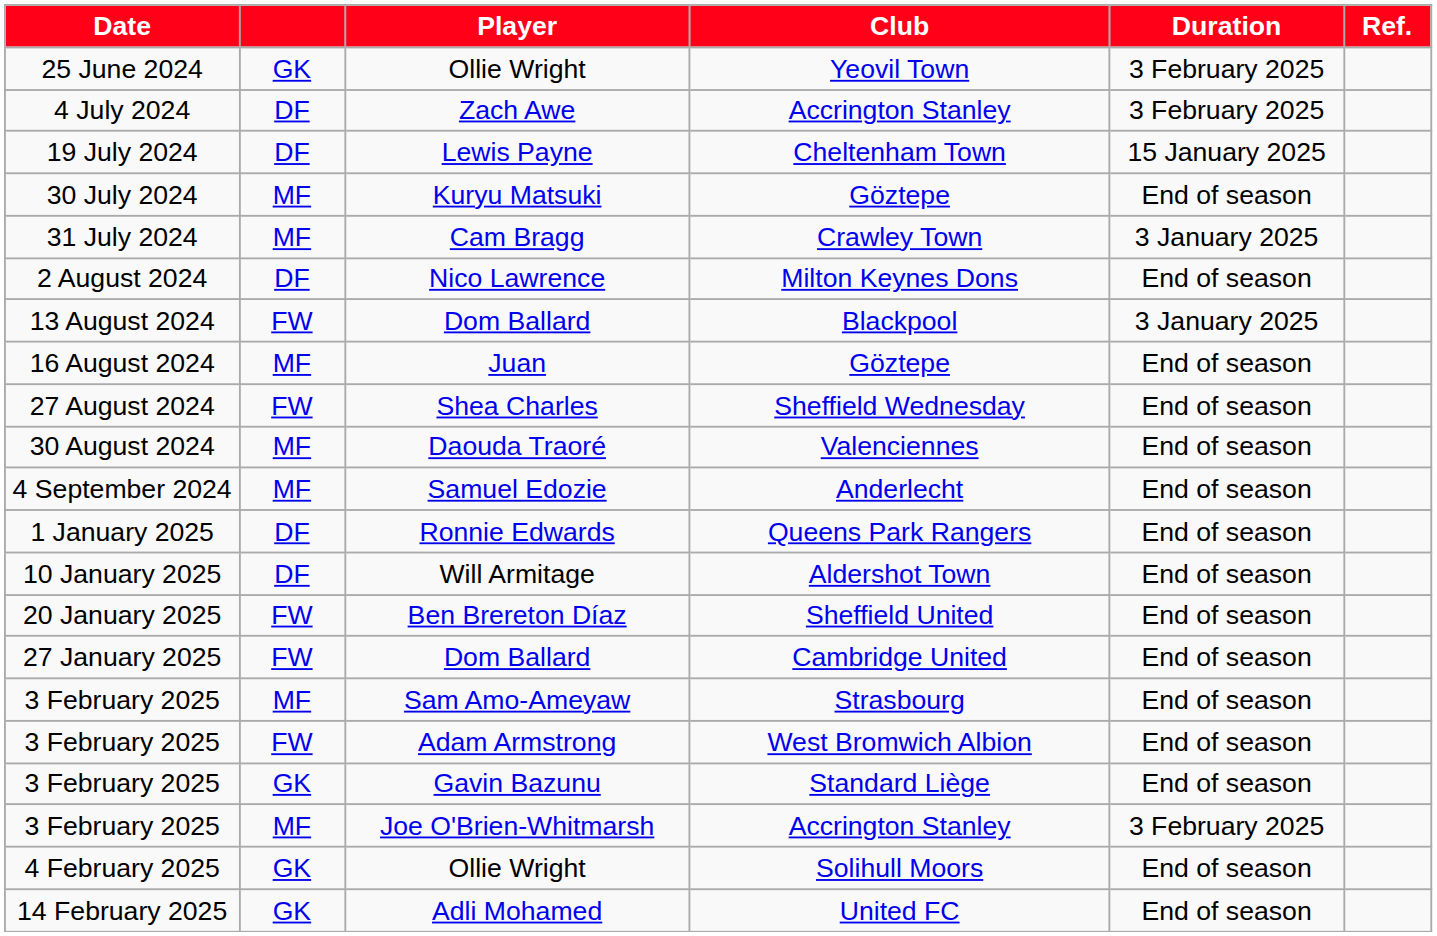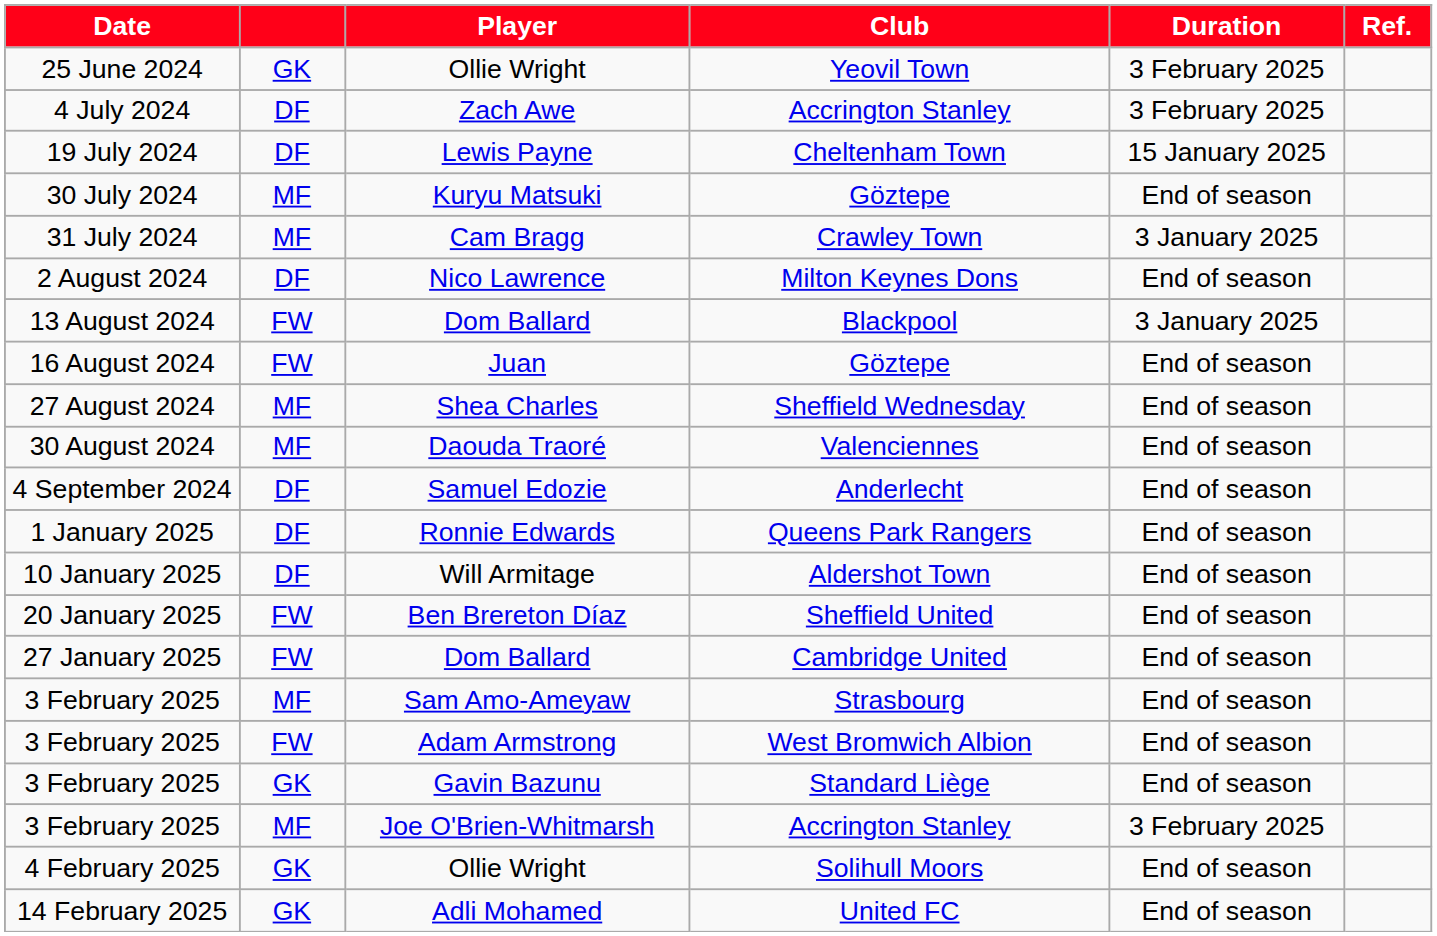(292, 363) MF -> (292, 363) FW
(292, 405) FW -> (292, 405) MF
(292, 489) MF -> (292, 489) DF
